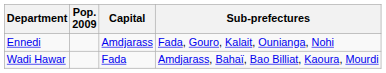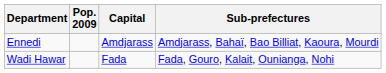(246, 42) Fada, Gouro, Kalait, Ounianga, Nohi -> (268, 42) Amdjarass, Bahaï, Bao Billiat, Kaoura, Mourdi
(268, 59) Amdjarass, Bahaï, Bao Billiat, Kaoura, Mourdi -> (246, 59) Fada, Gouro, Kalait, Ounianga, Nohi
